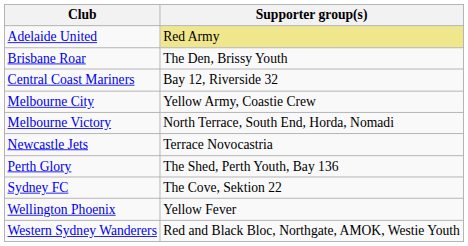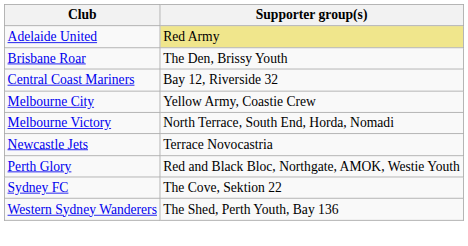(251, 166) The Shed, Perth Youth, Bay 136 -> (312, 166) Red and Black Bloc, Northgate, AMOK, Westie Youth
- row: (62, 209)
(312, 230) Red and Black Bloc, Northgate, AMOK, Westie Youth -> (251, 209) The Shed, Perth Youth, Bay 136
